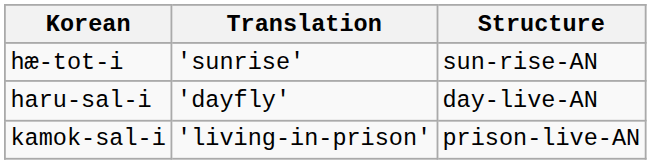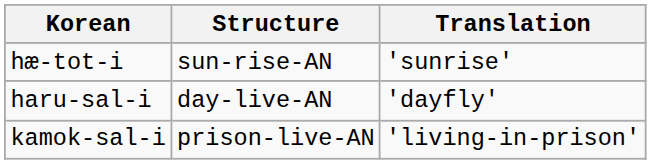columns swapped: (541, 24) <-> (304, 24)
